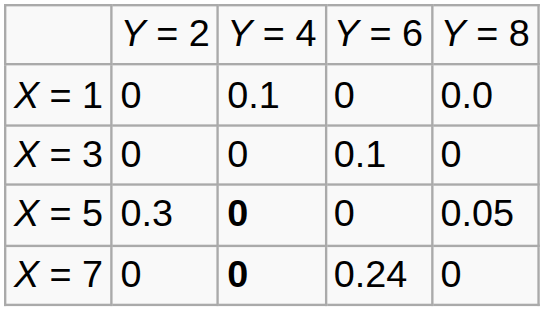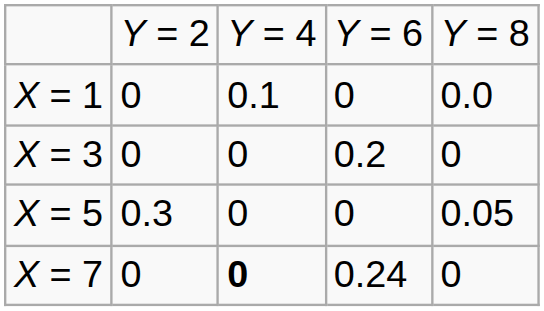(360, 154) 0.1 -> (360, 154) 0.2
(238, 214) bold -> (238, 214) normal
